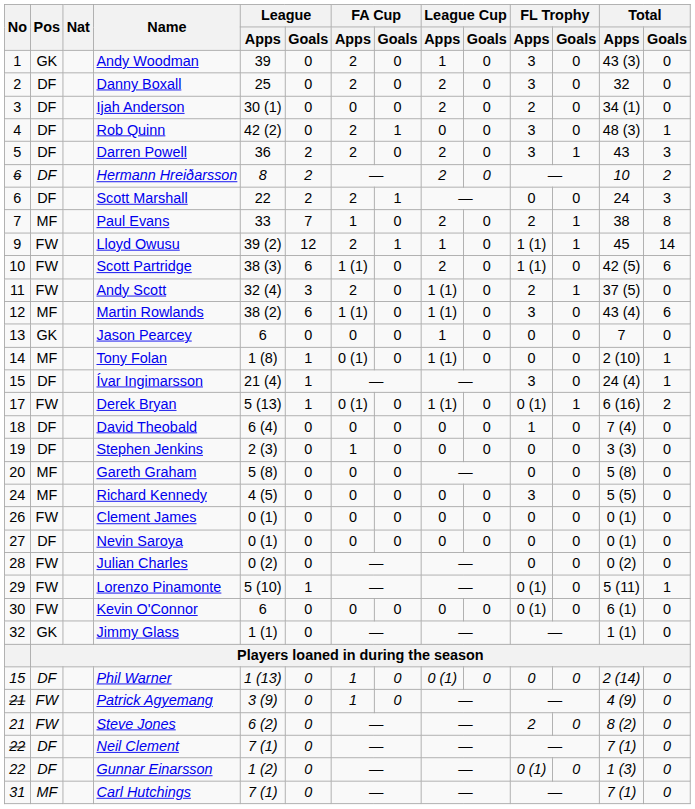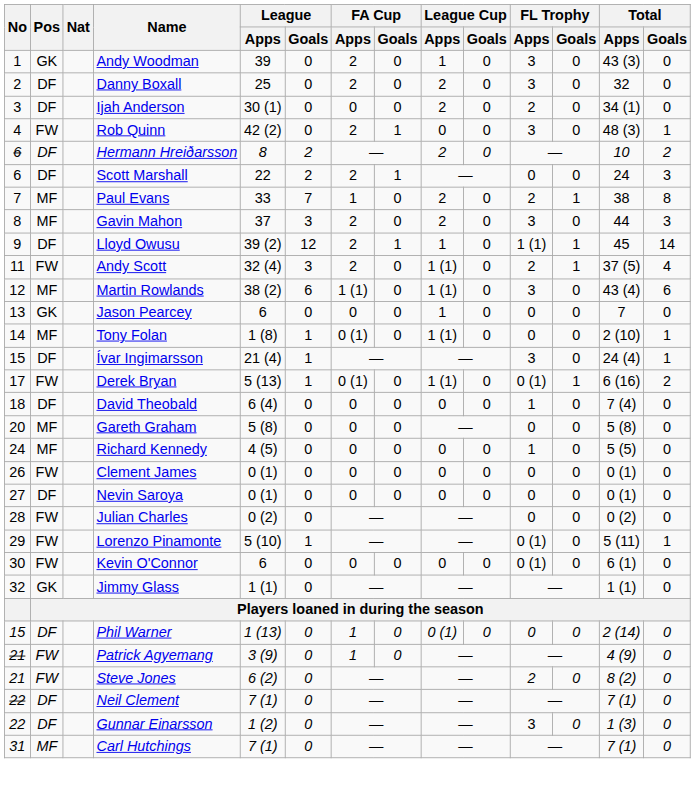(47, 130) DF -> (47, 130) FW
- row: (142, 152)
+ row: (139, 221)
(47, 244) FW -> (47, 244) DF
- row: (144, 267)
(667, 289) 0 -> (667, 267) 4
- row: (150, 449)
(531, 495) 3 -> (531, 449) 1
(531, 769) 0 (1) -> (531, 723) 3
